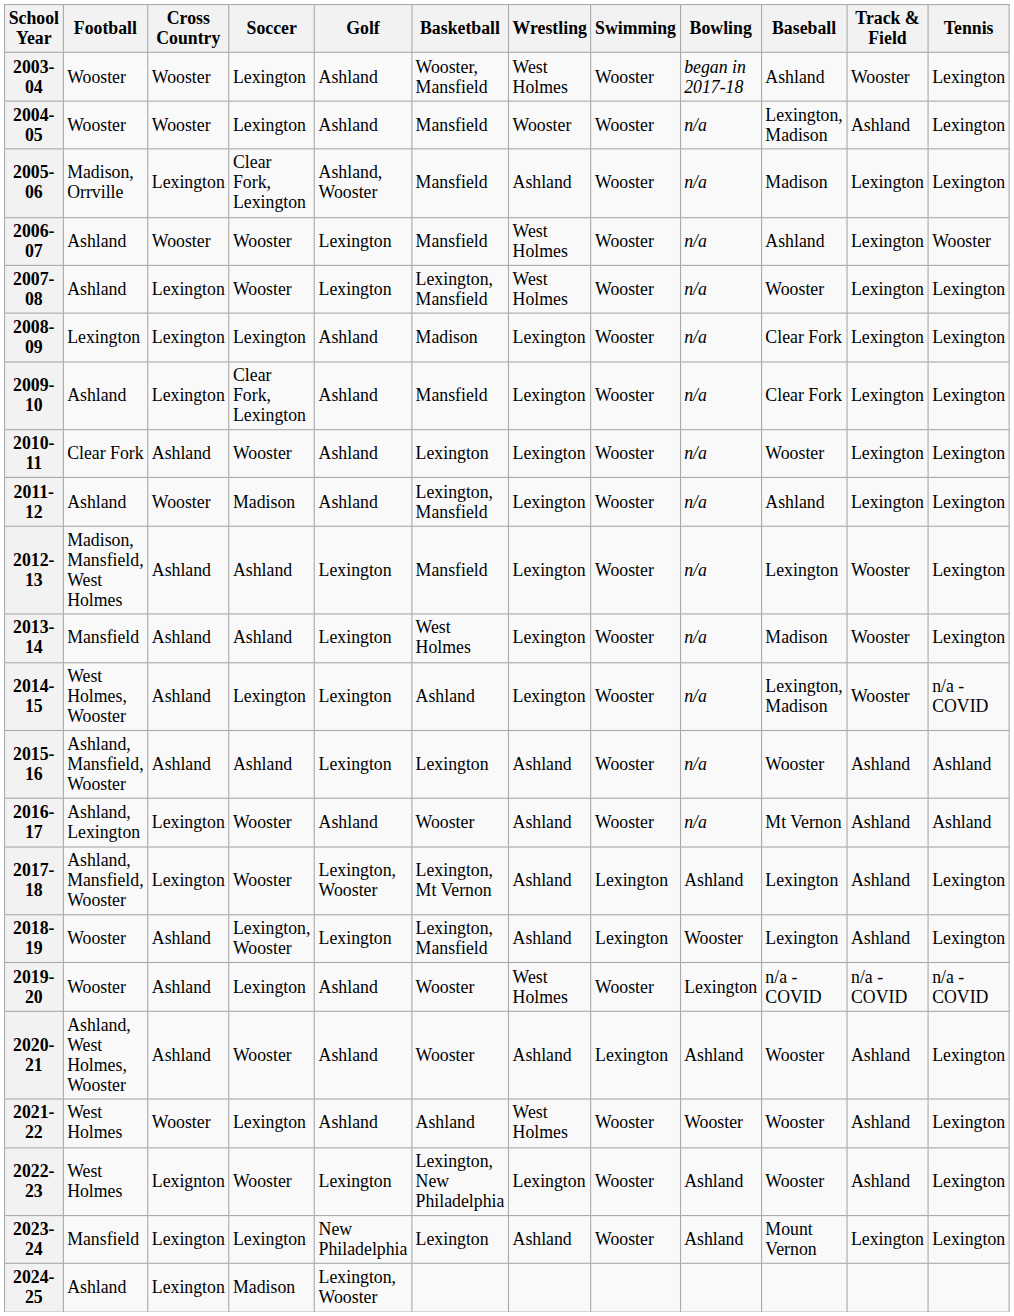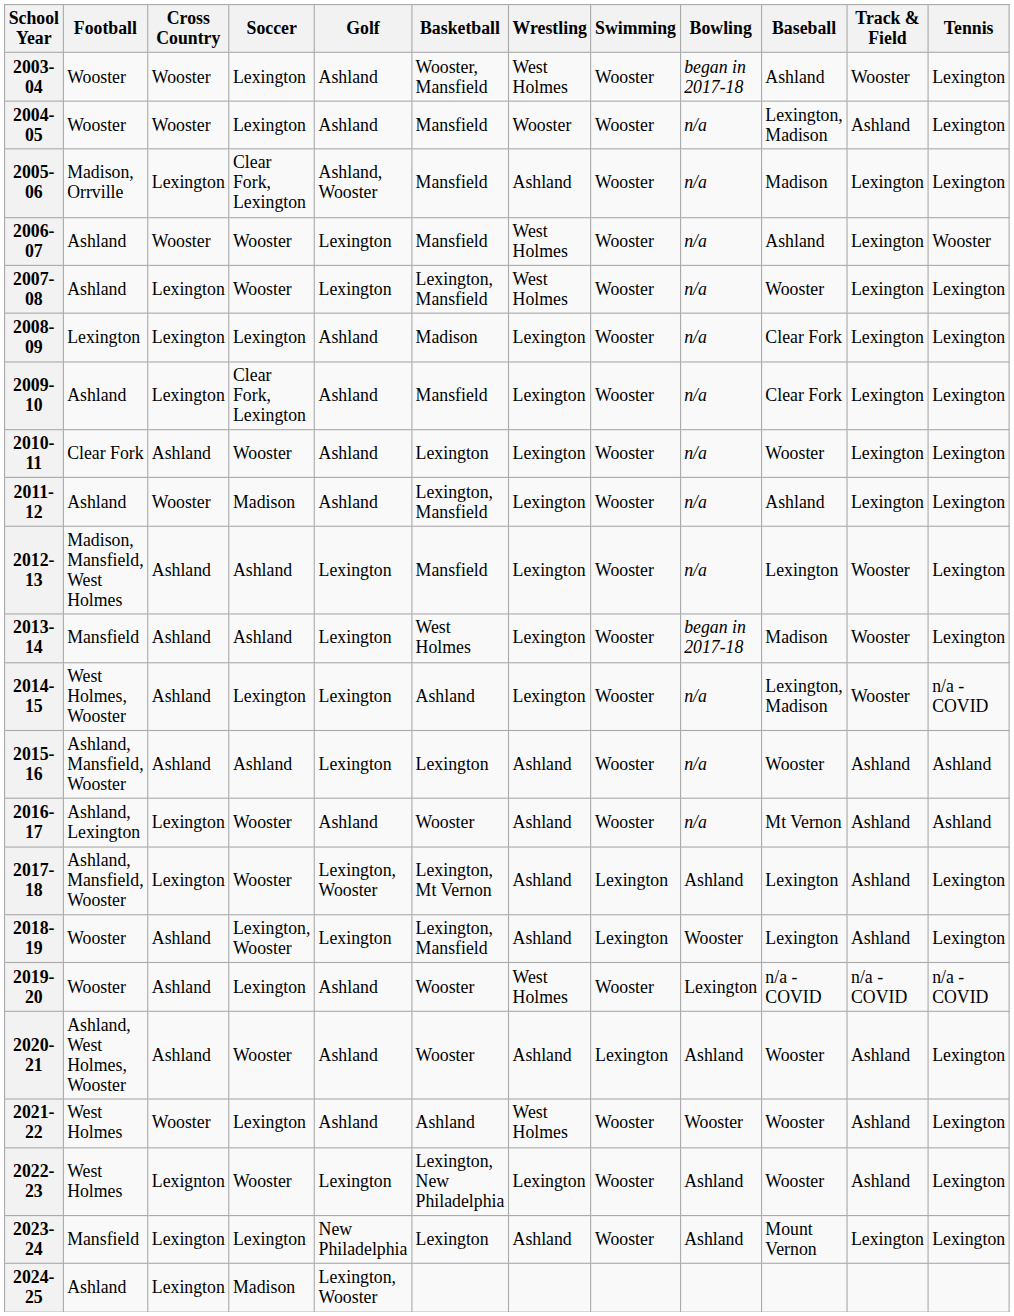(696, 638) n/a -> (715, 638) began in 2017-18
